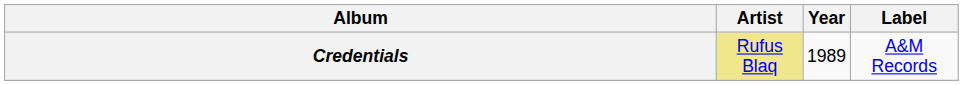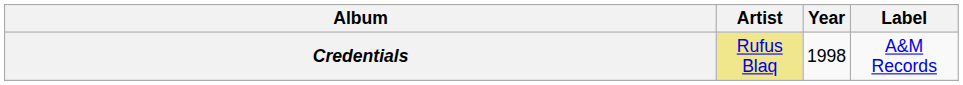(826, 56) 1989 -> (826, 56) 1998
